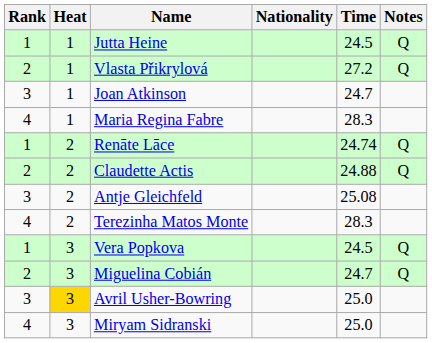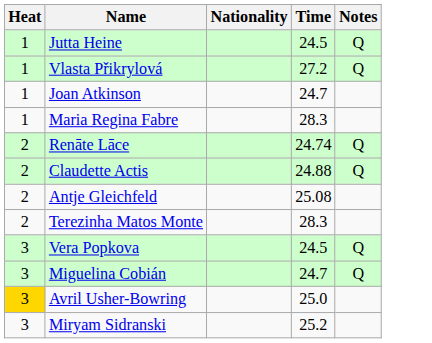- column: (27, 17)
(358, 324) 25.0 -> (313, 324) 25.2
